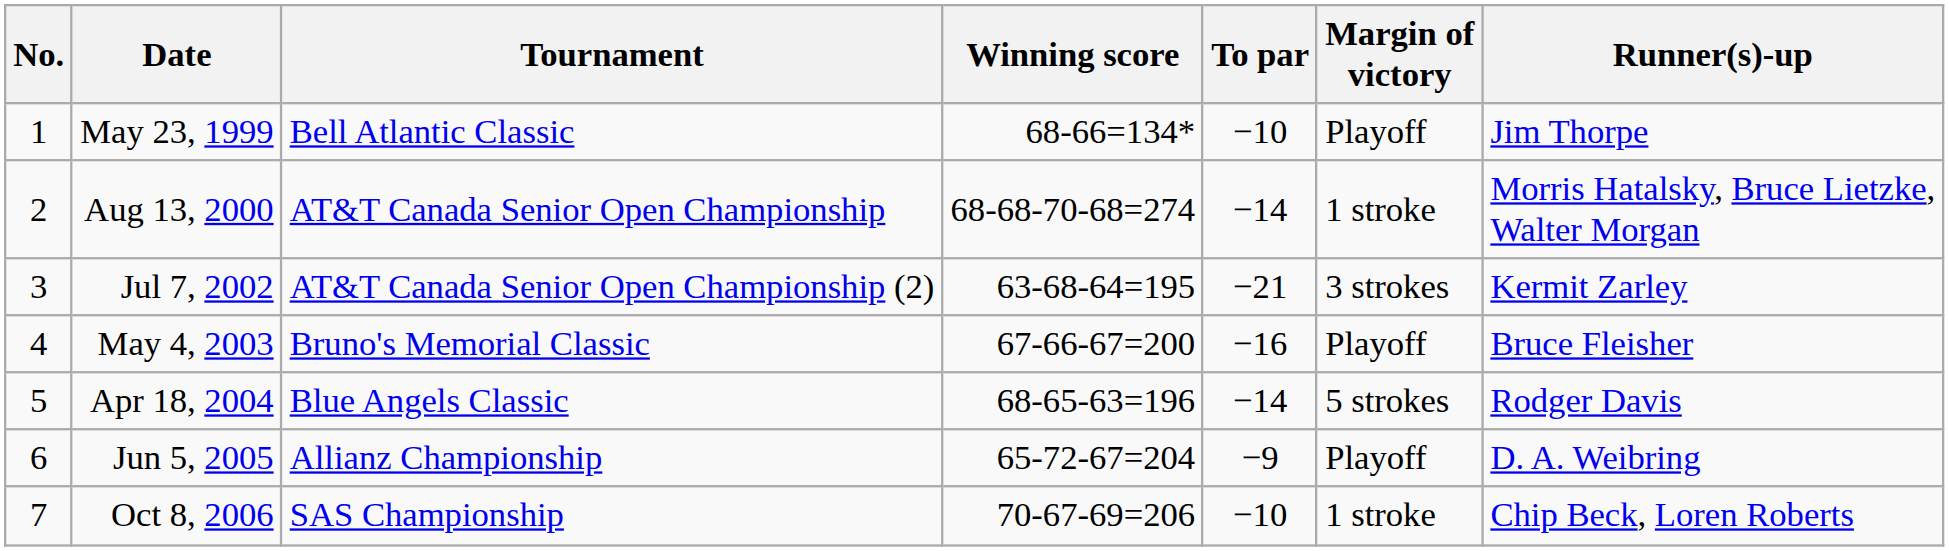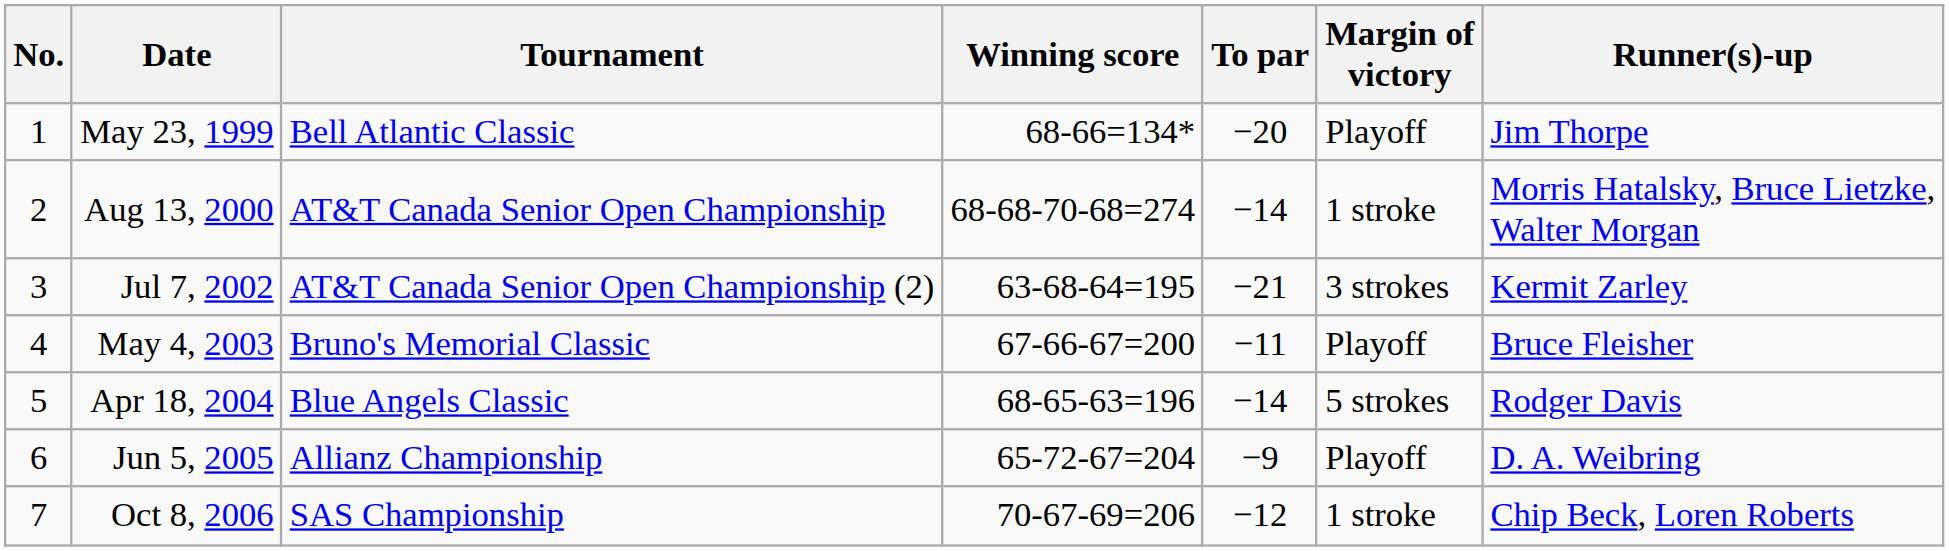(1260, 131) −10 -> (1260, 131) −20
(1260, 343) −16 -> (1260, 343) −11
(1260, 515) −10 -> (1260, 515) −12
